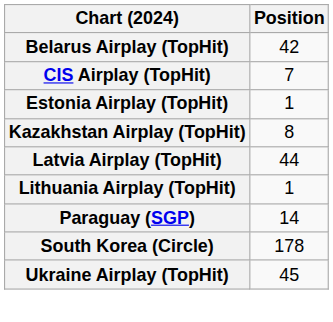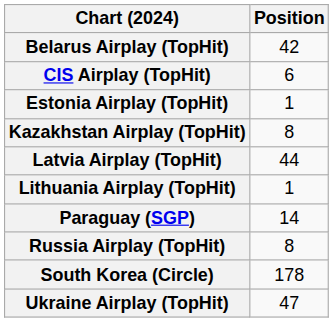(289, 75) 7 -> (289, 75) 6
+ row: (127, 246)
(289, 274) 45 -> (289, 302) 47
